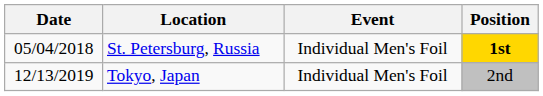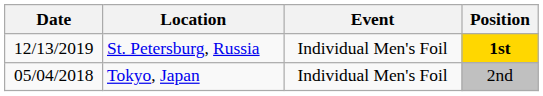(54, 47) 05/04/2018 -> (54, 47) 12/13/2019
(54, 76) 12/13/2019 -> (54, 76) 05/04/2018
